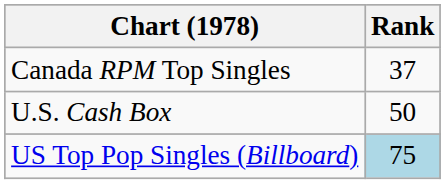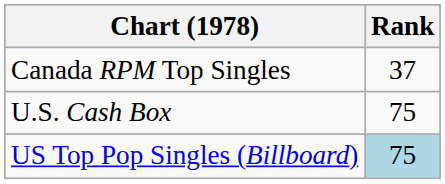(403, 112) 50 -> (403, 112) 75
